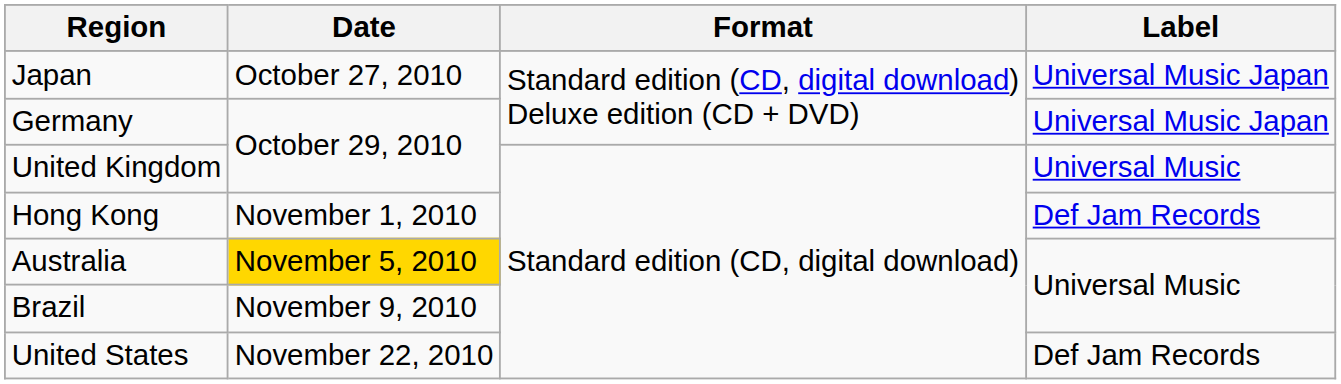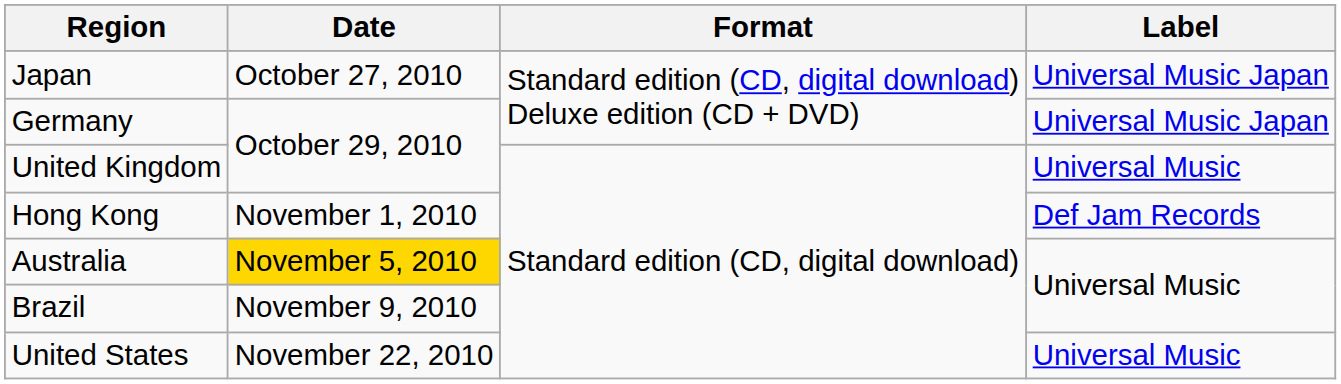(1146, 354) Def Jam Records -> (1137, 354) Universal Music
